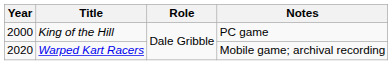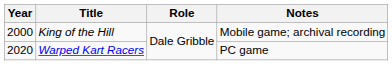(244, 32) PC game -> (302, 32) Mobile game; archival recording
(302, 50) Mobile game; archival recording -> (244, 50) PC game
